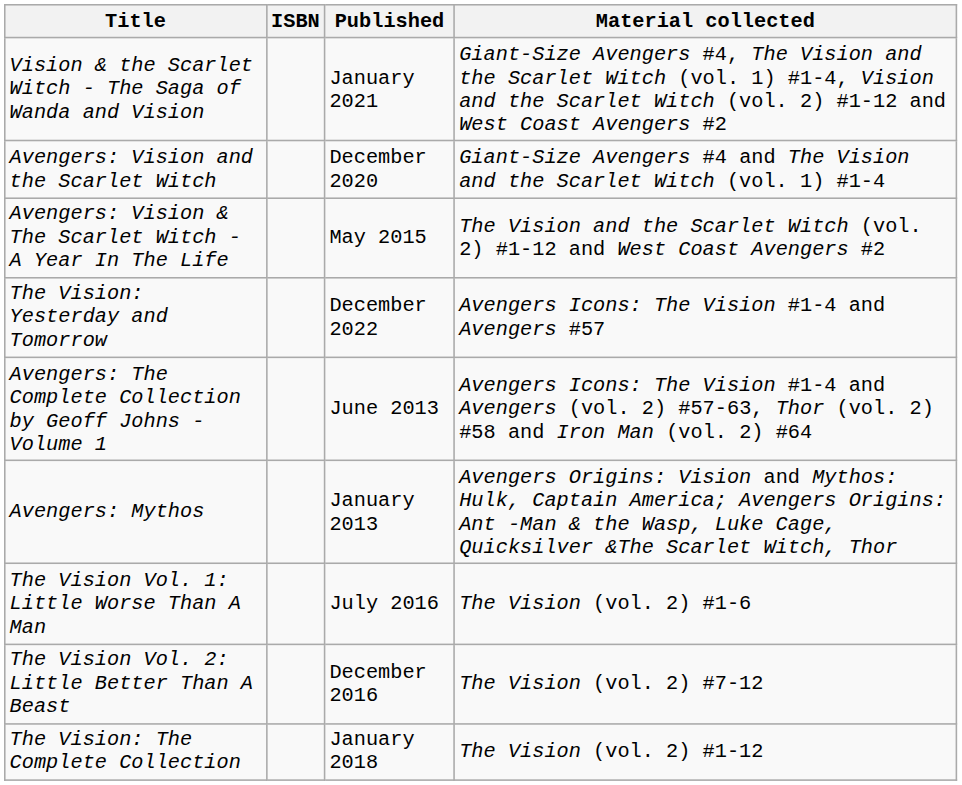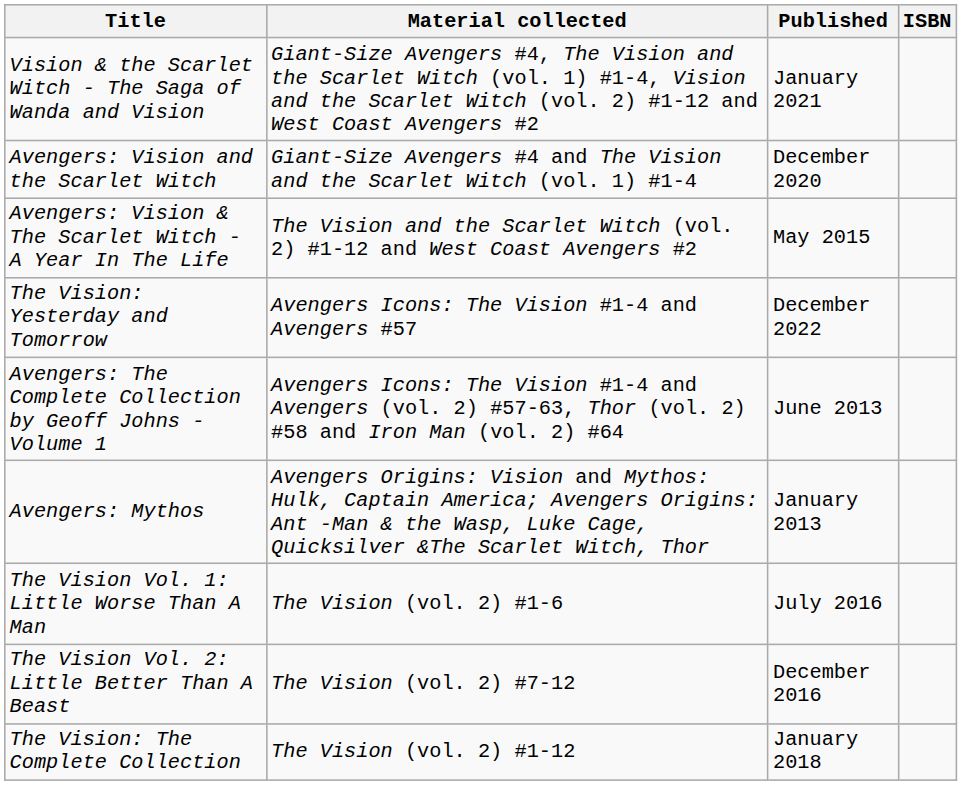columns swapped: (705, 21) <-> (295, 21)
